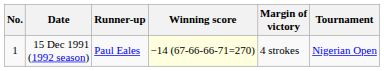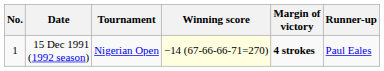columns swapped: (345, 20) <-> (120, 20)
(280, 51) normal -> (294, 51) bold
